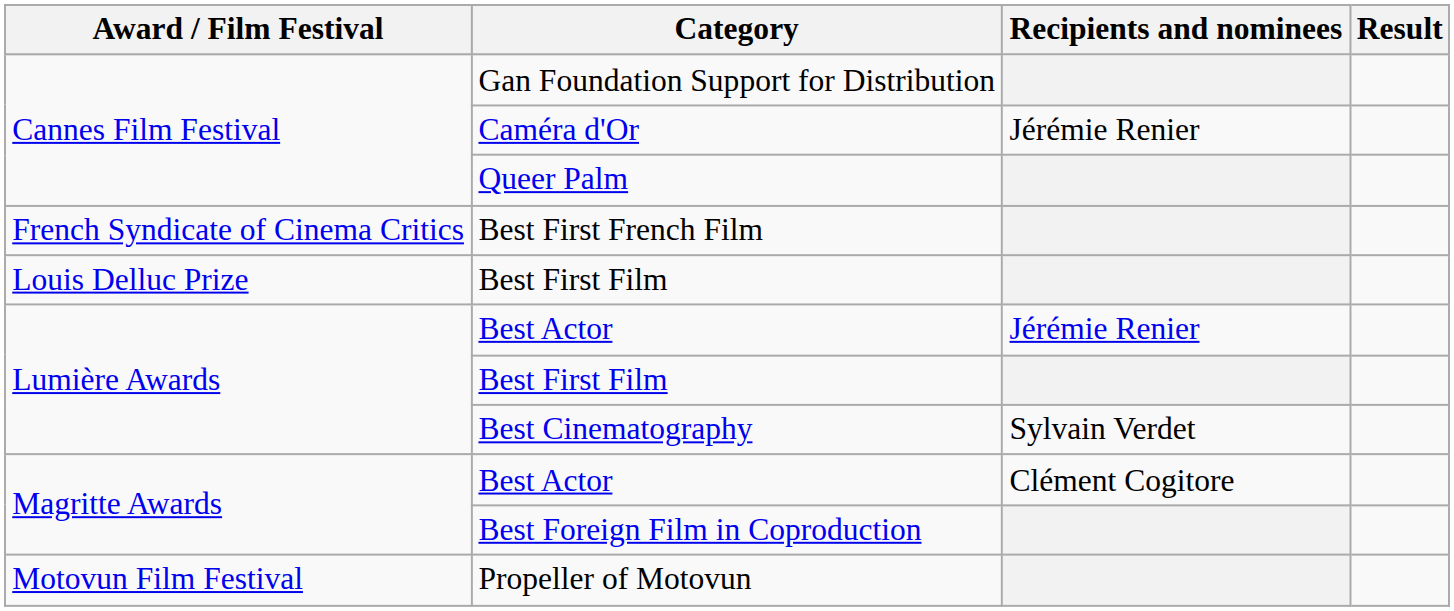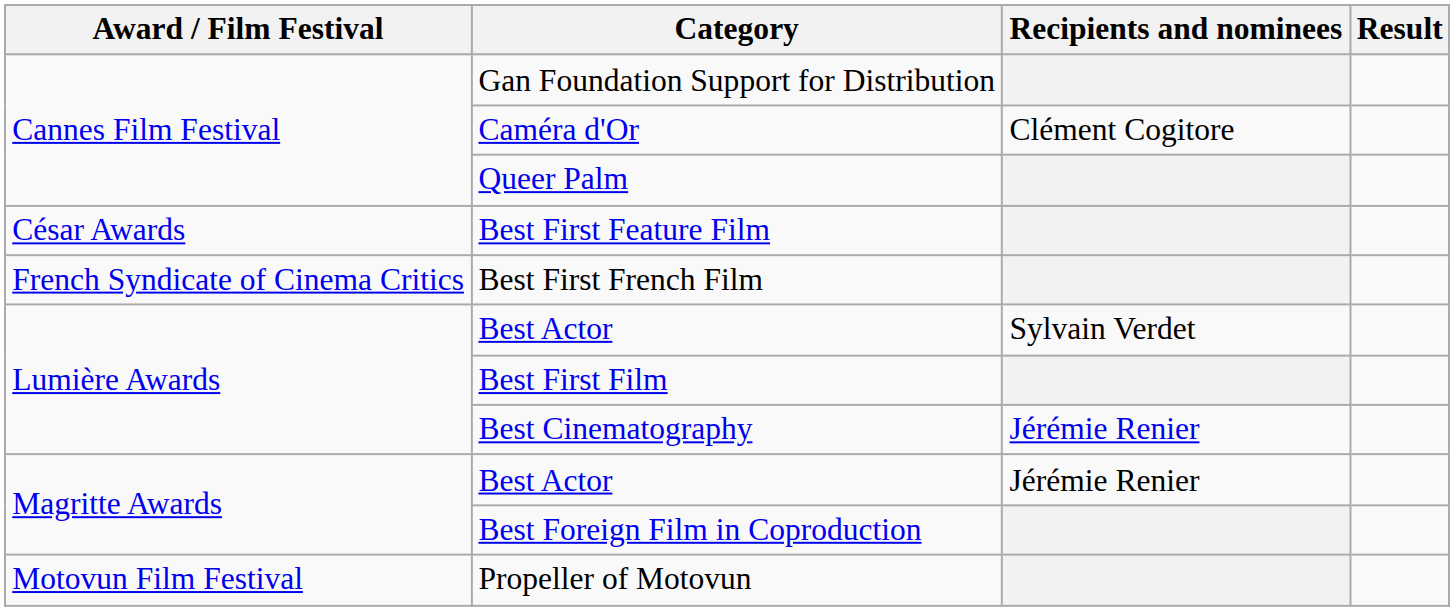(1105, 129) Jérémie Renier -> (1122, 129) Clément Cogitore
+ row: (99, 229)
- row: (130, 279)
(1105, 329) Jérémie Renier -> (1103, 329) Sylvain Verdet
(1103, 429) Sylvain Verdet -> (1105, 429) Jérémie Renier
(1122, 479) Clément Cogitore -> (1105, 479) Jérémie Renier
